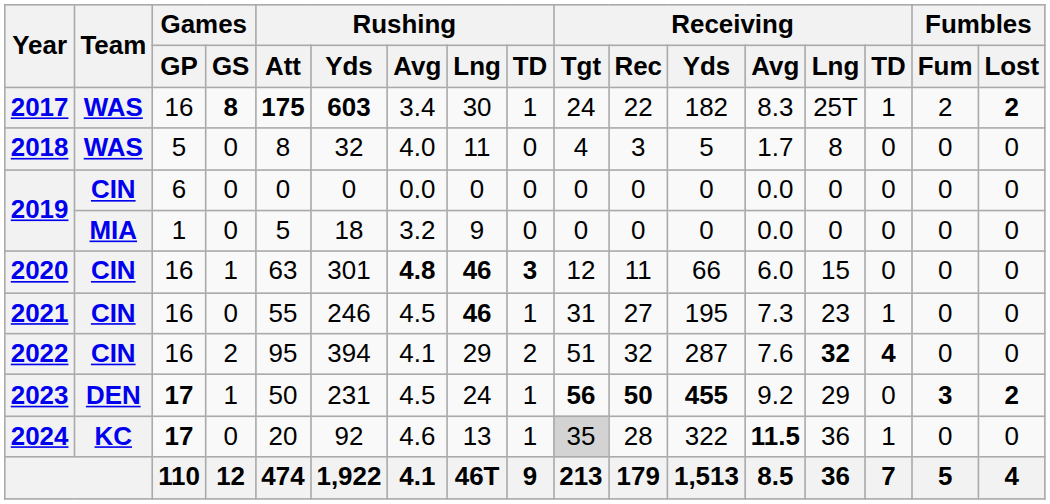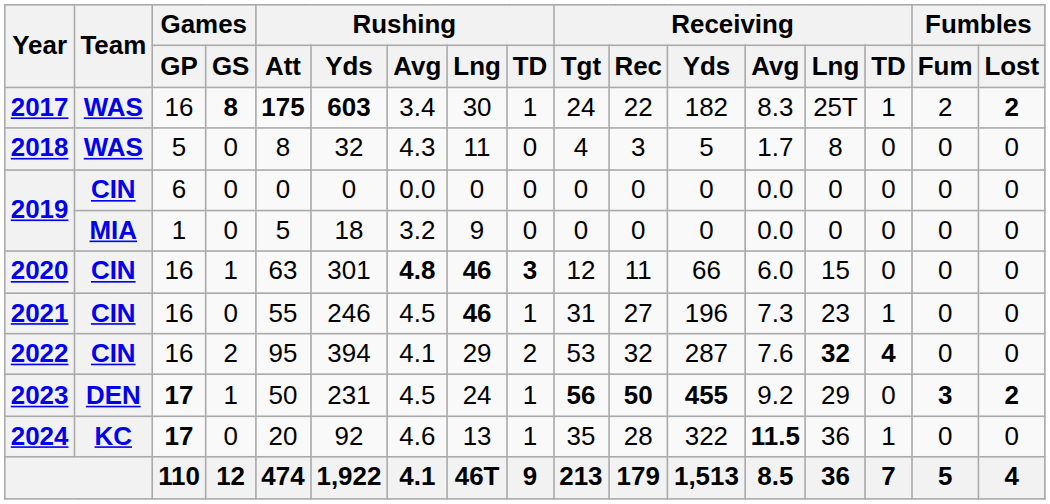(417, 148) 4.0 -> (417, 148) 4.3
(706, 312) 195 -> (706, 312) 196
(581, 353) 51 -> (581, 353) 53
(581, 436) lightgrey background -> (581, 436) no background
